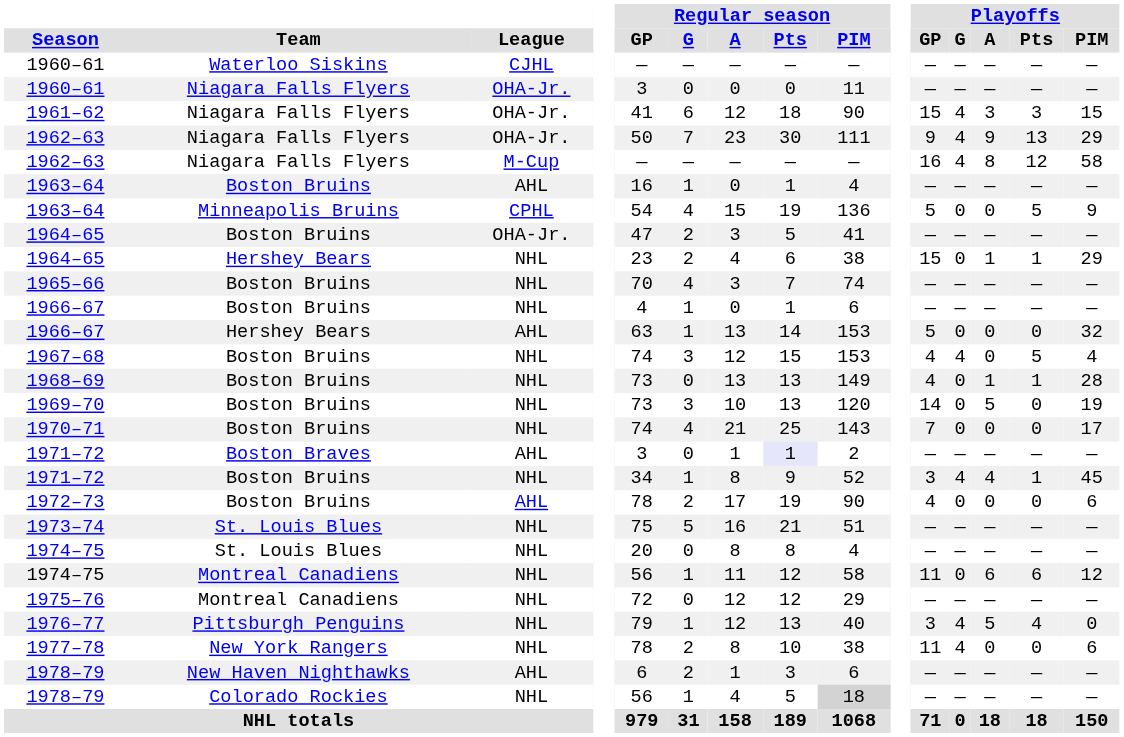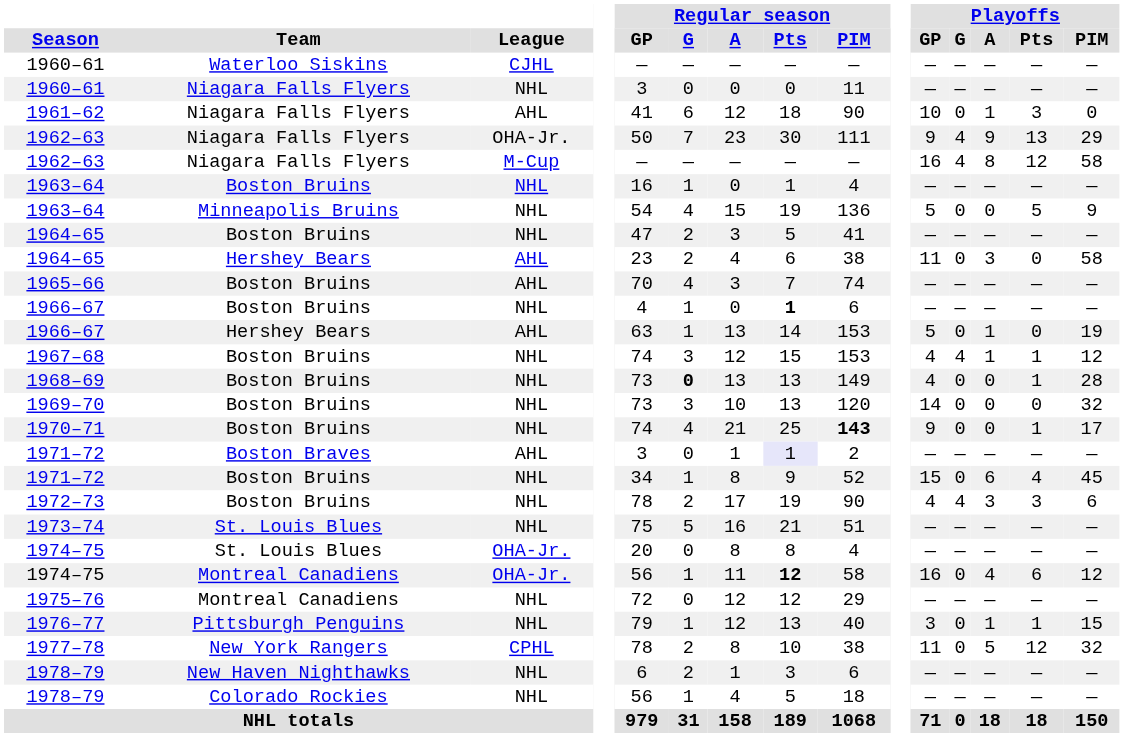(531, 89) OHA-Jr. -> (531, 89) NHL
(531, 113) OHA-Jr. -> (531, 113) AHL
(930, 113) 15 -> (930, 113) 10
(960, 113) 4 -> (960, 113) 0
(990, 113) 3 -> (990, 113) 1
(1092, 113) 15 -> (1092, 113) 0
(531, 186) AHL -> (531, 186) NHL
(531, 211) CPHL -> (531, 211) NHL
(531, 235) OHA-Jr. -> (531, 235) NHL
(531, 259) NHL -> (531, 259) AHL
(930, 259) 15 -> (930, 259) 11
(990, 259) 1 -> (990, 259) 3
(1037, 259) 1 -> (1037, 259) 0
(1092, 259) 29 -> (1092, 259) 58
(531, 284) NHL -> (531, 284) AHL
(790, 308) normal -> (790, 308) bold
(990, 332) 0 -> (990, 332) 1
(1092, 332) 32 -> (1092, 332) 19
(990, 356) 0 -> (990, 356) 1
(1037, 356) 5 -> (1037, 356) 1
(1092, 356) 4 -> (1092, 356) 12
(688, 381) normal -> (688, 381) bold
(990, 381) 1 -> (990, 381) 0
(990, 405) 5 -> (990, 405) 0
(1092, 405) 19 -> (1092, 405) 32
(854, 429) normal -> (854, 429) bold
(930, 429) 7 -> (930, 429) 9
(1037, 429) 0 -> (1037, 429) 1
(930, 478) 3 -> (930, 478) 15
(960, 478) 4 -> (960, 478) 0
(990, 478) 4 -> (990, 478) 6
(1037, 478) 1 -> (1037, 478) 4
(531, 502) AHL -> (531, 502) NHL
(960, 502) 0 -> (960, 502) 4
(990, 502) 0 -> (990, 502) 3
(1037, 502) 0 -> (1037, 502) 3
(531, 551) NHL -> (531, 551) OHA-Jr.
(531, 575) NHL -> (531, 575) OHA-Jr.
(790, 575) normal -> (790, 575) bold
(930, 575) 11 -> (930, 575) 16
(990, 575) 6 -> (990, 575) 4
(960, 624) 4 -> (960, 624) 0
(990, 624) 5 -> (990, 624) 1
(1037, 624) 4 -> (1037, 624) 1
(1092, 624) 0 -> (1092, 624) 15
(531, 648) NHL -> (531, 648) CPHL
(960, 648) 4 -> (960, 648) 0
(990, 648) 0 -> (990, 648) 5
(1037, 648) 0 -> (1037, 648) 12
(1092, 648) 6 -> (1092, 648) 32
(531, 673) AHL -> (531, 673) NHL
(854, 697) lightgrey background -> (854, 697) no background
